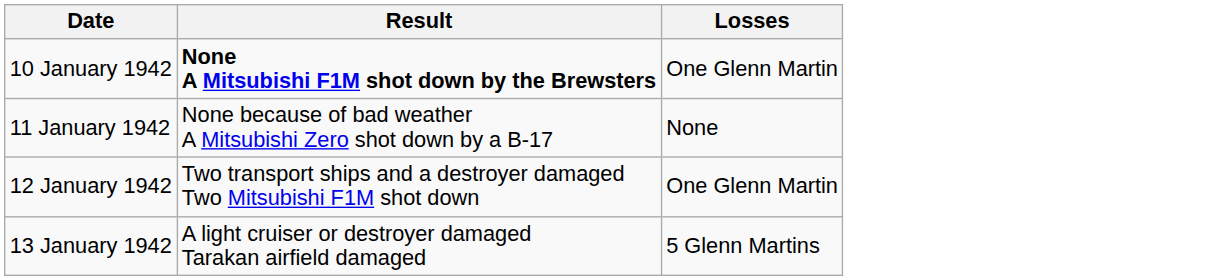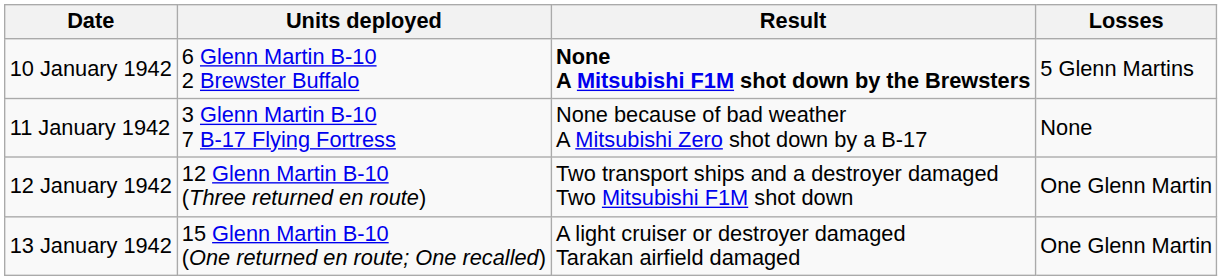+ column: (364, 21)
(752, 68) One Glenn Martin -> (1117, 68) 5 Glenn Martins
(743, 245) 5 Glenn Martins -> (1126, 245) One Glenn Martin
